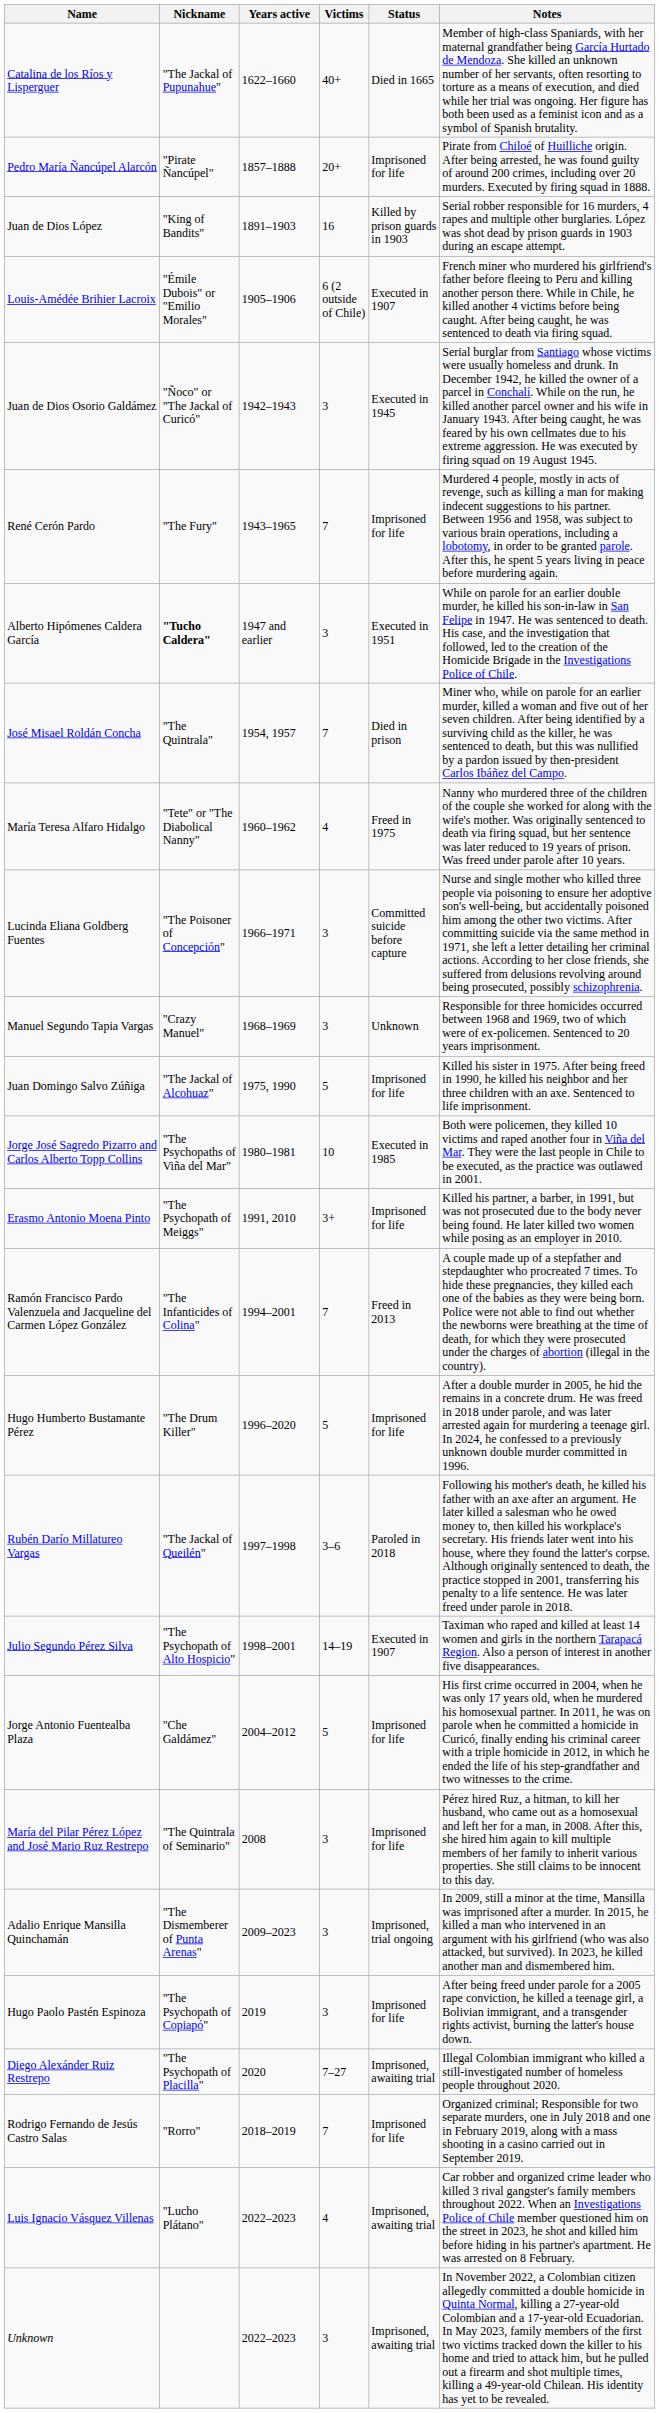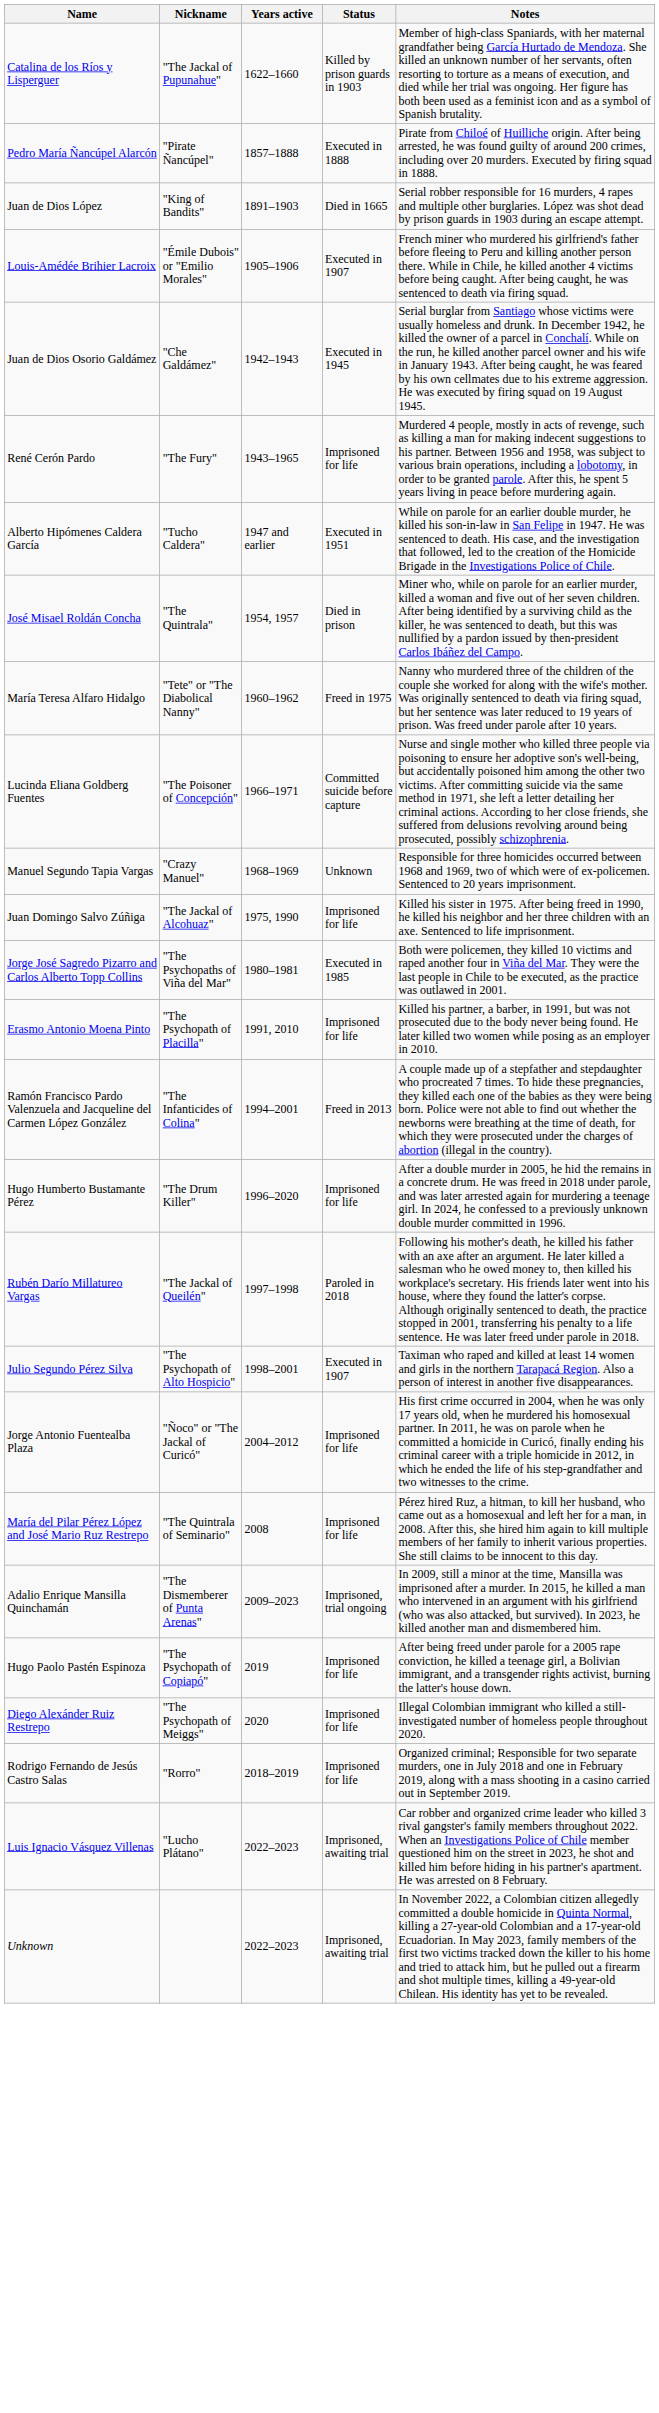- column: (344, 14)
(403, 80) Died in 1665 -> (357, 73) Killed by prison guards in 1903
(399, 166) Imprisoned for life -> (353, 153) Executed in 1888
(404, 226) Killed by prison guards in 1903 -> (356, 206) Died in 1665
(197, 406) "Ñoco" or "The Jackal of Curicó" -> (189, 358) "Che Galdámez"
(187, 633) bold -> (184, 538) normal
(197, 1218) "The Psychopath of Meiggs" -> (197, 1029) "The Psychopath of Placilla"
(189, 1732) "Che Galdámez" -> (200, 1442) "Ñoco" or "The Jackal of Curicó"
(197, 2071) "The Psychopath of Placilla" -> (197, 1720) "The Psychopath of Meiggs"
(403, 2071) Imprisoned, awaiting trial -> (352, 1720) Imprisoned for life
